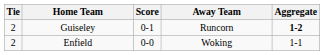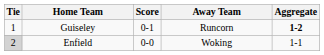(13, 27) 2 -> (13, 27) 1
(13, 43) no background -> (13, 43) lightgrey background
